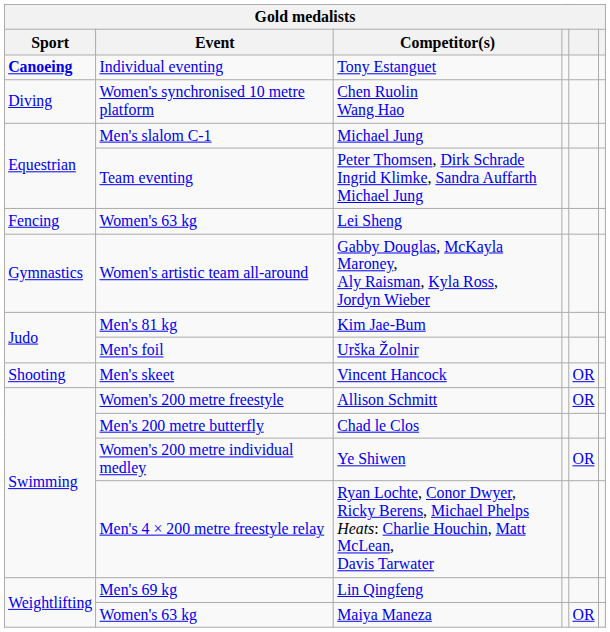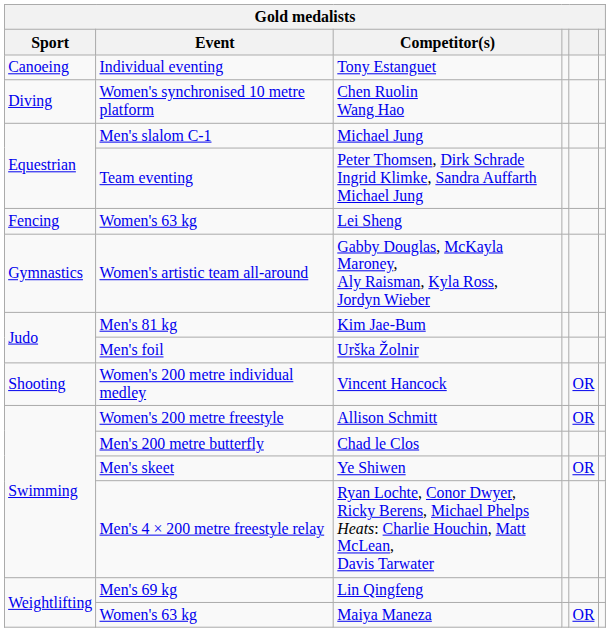(40, 67) bold -> (39, 67) normal
(137, 375) Men's skeet -> (196, 384) Women's 200 metre individual medley
(196, 459) Women's 200 metre individual medley -> (137, 468) Men's skeet
